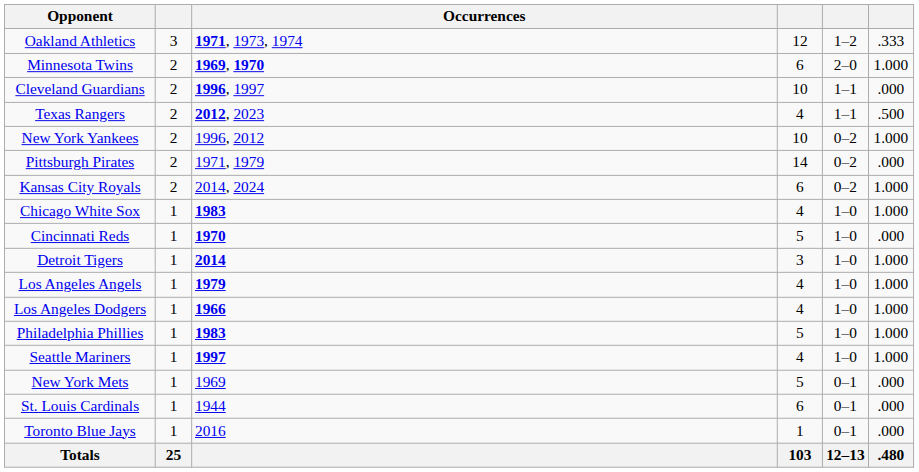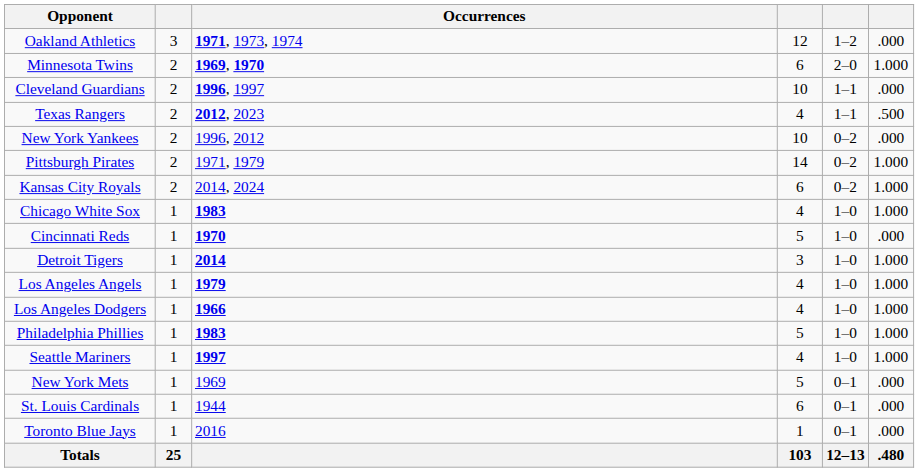(891, 41) .333 -> (891, 41) .000
(891, 138) 1.000 -> (891, 138) .000
(891, 162) .000 -> (891, 162) 1.000
